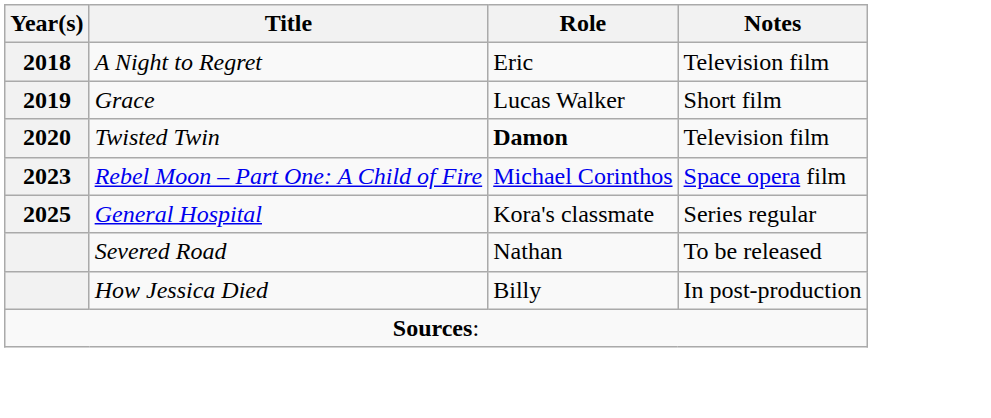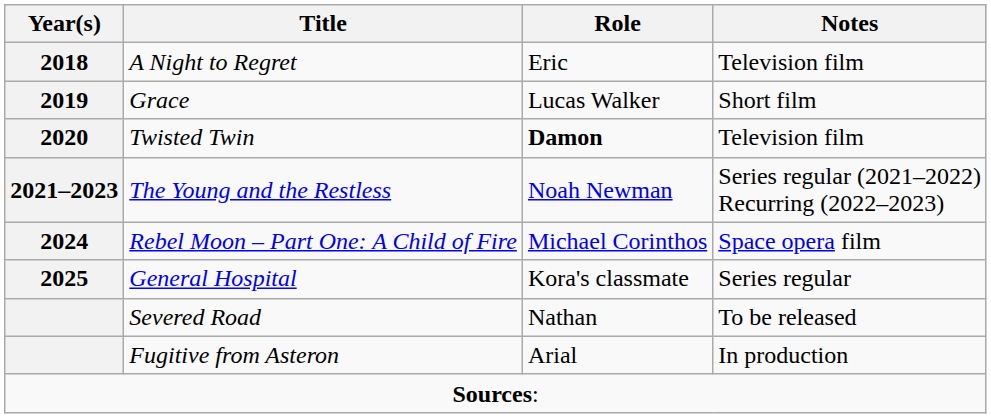+ row: (260, 189)
(47, 175) 2023 -> (64, 240) 2024
- row: (181, 289)
+ row: (234, 355)
